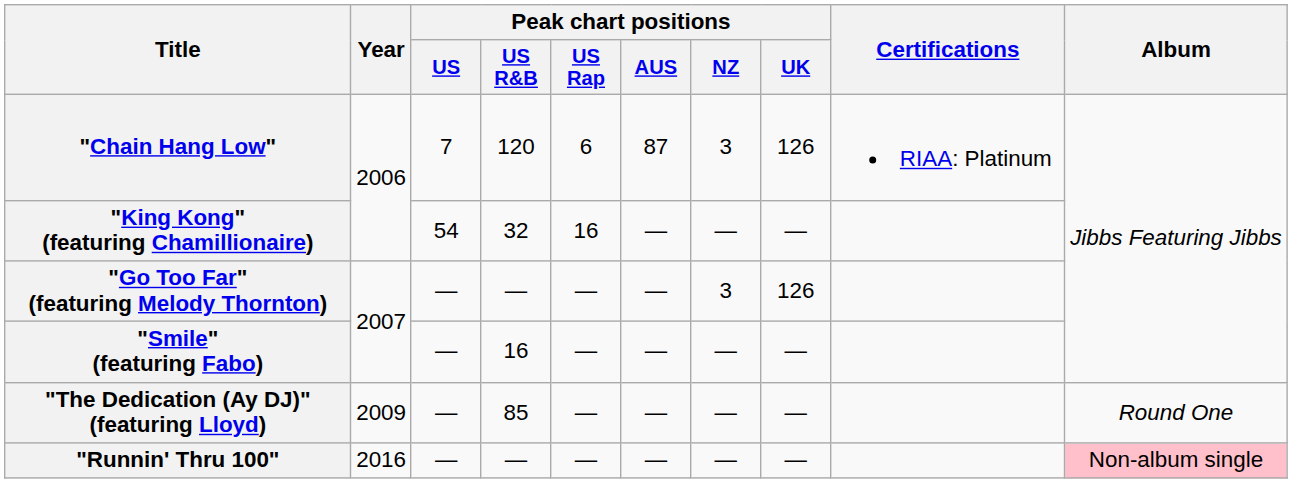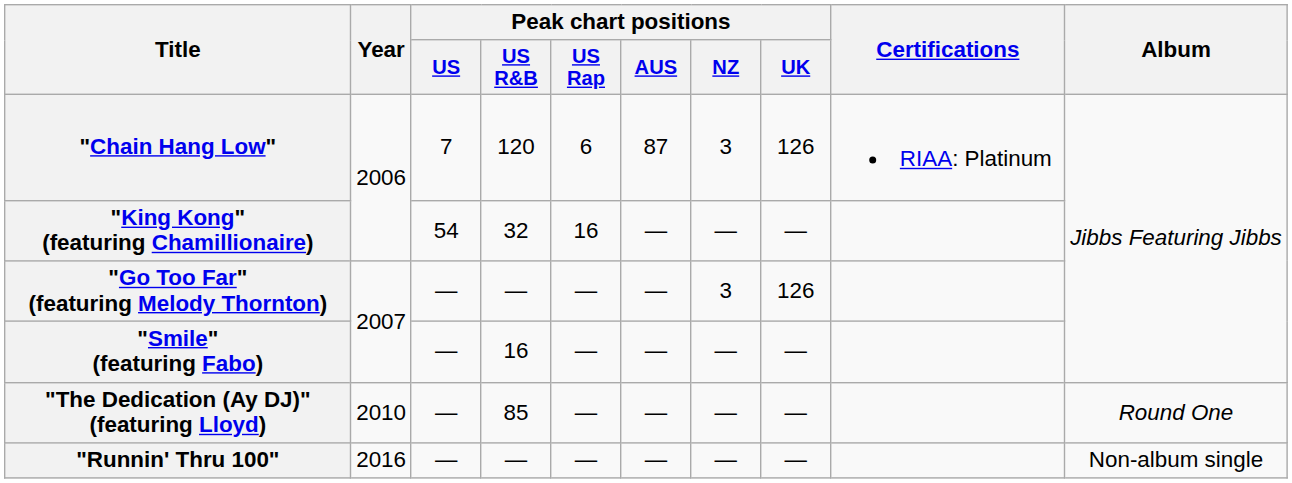(381, 412) 2009 -> (381, 412) 2010
(1176, 460) pink background -> (1176, 460) no background
